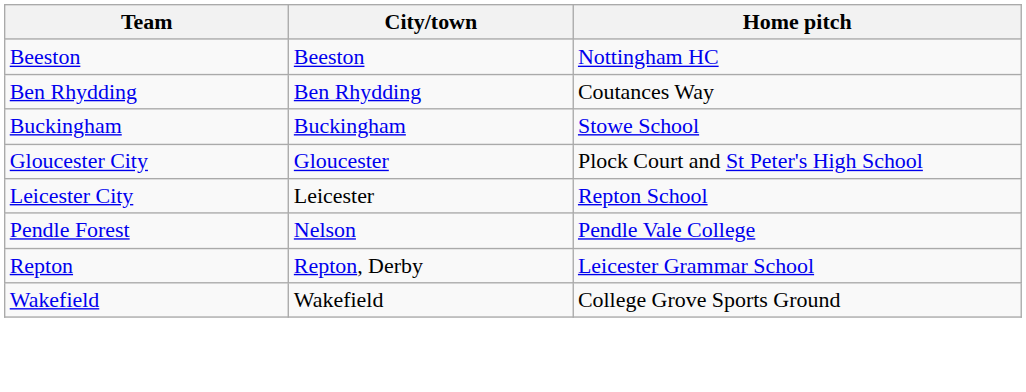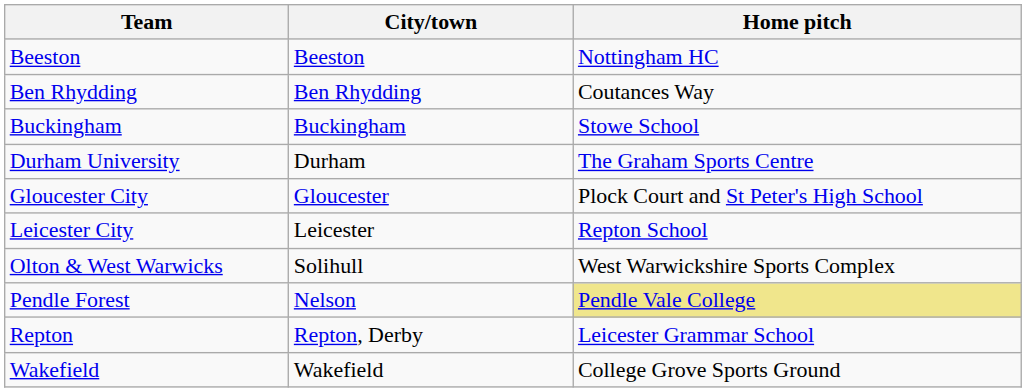+ row: (95, 160)
+ row: (116, 265)
(667, 230) no background -> (667, 299) khaki background
